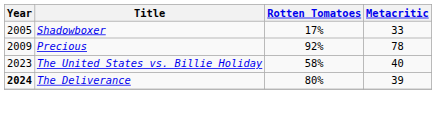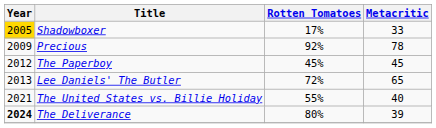(19, 30) no background -> (19, 30) gold background
+ row: (74, 64)
+ row: (109, 81)
(19, 64) 2023 -> (19, 98) 2021
(314, 64) 58% -> (314, 98) 55%
